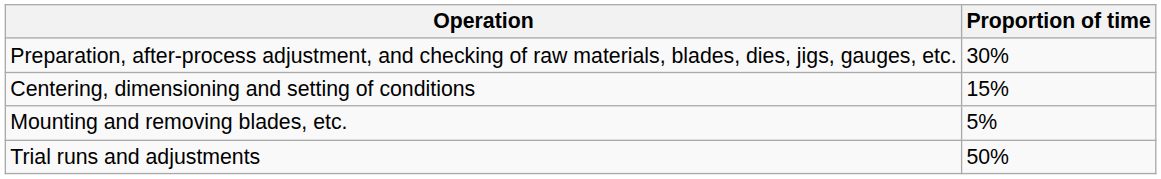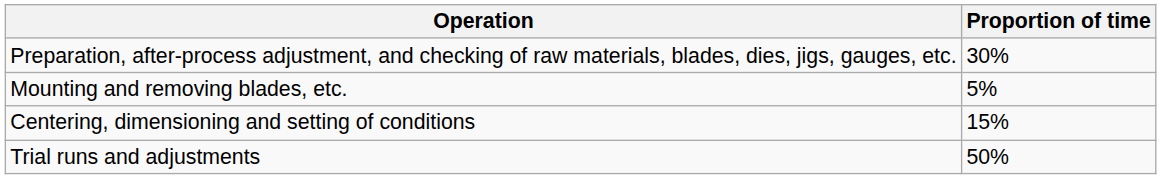rows swapped: (179, 122) <-> (243, 88)
